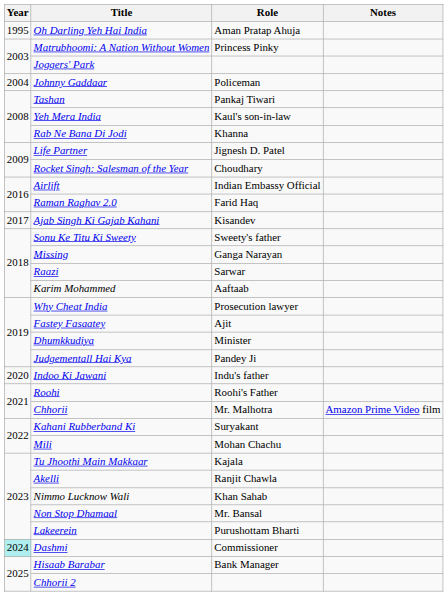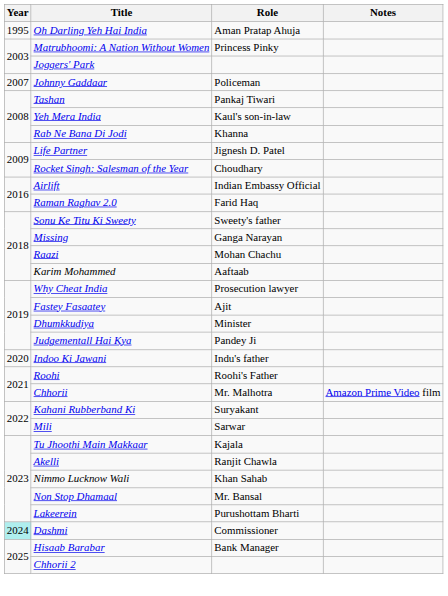(18, 82) 2004 -> (18, 82) 2007
- row: (96, 220)
(230, 271) Sarwar -> (248, 254) Mohan Chachu
(248, 444) Mohan Chachu -> (230, 427) Sarwar
